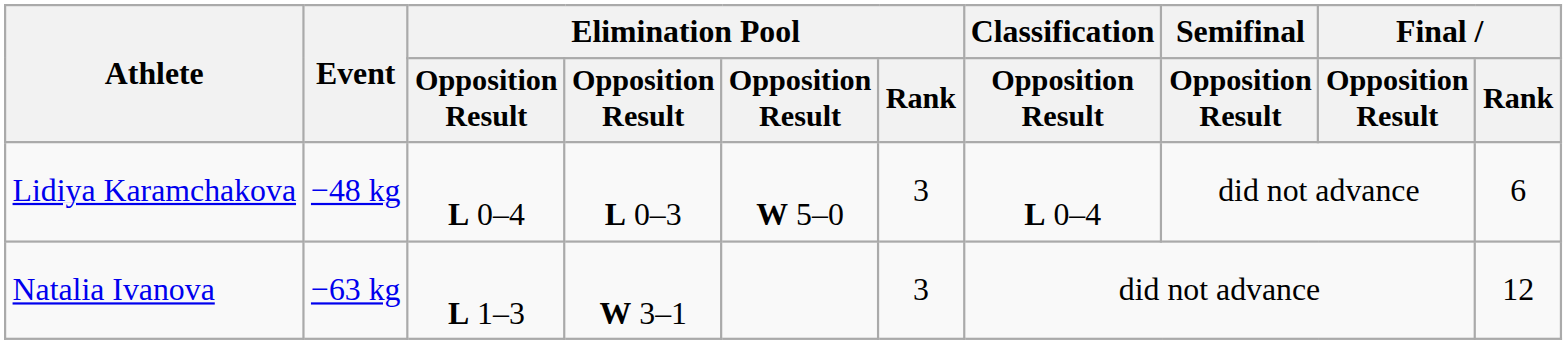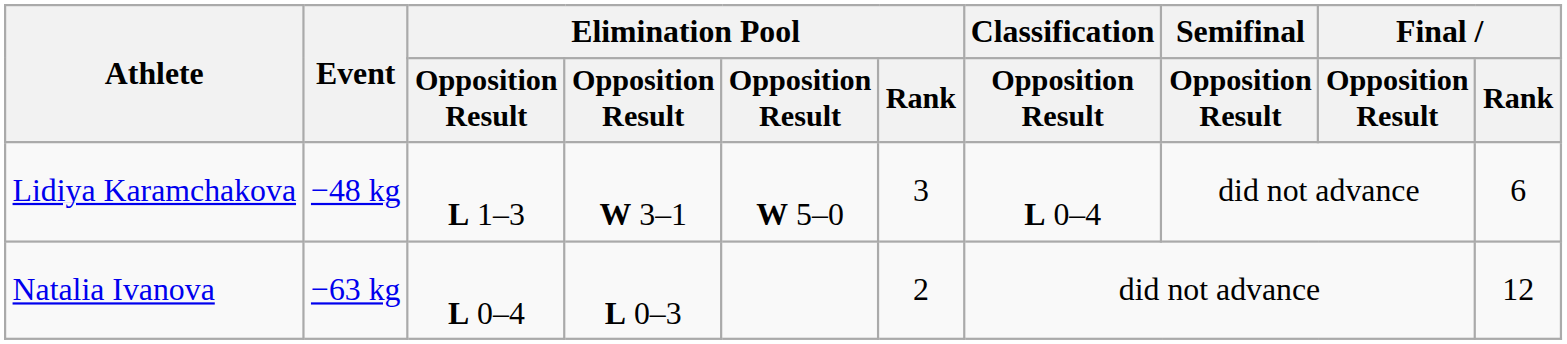(486, 214) L 0–4 -> (486, 214) L 1–3
(643, 214) L 0–3 -> (643, 214) W 3–1
(486, 313) L 1–3 -> (486, 313) L 0–4
(643, 313) W 3–1 -> (643, 313) L 0–3
(921, 290) 3 -> (921, 290) 2
